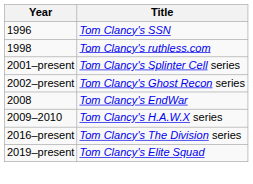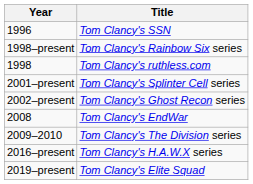+ row: (41, 48)
(151, 118) Tom Clancy's H.A.W.X series -> (160, 135) Tom Clancy's The Division series
(160, 135) Tom Clancy's The Division series -> (151, 153) Tom Clancy's H.A.W.X series
